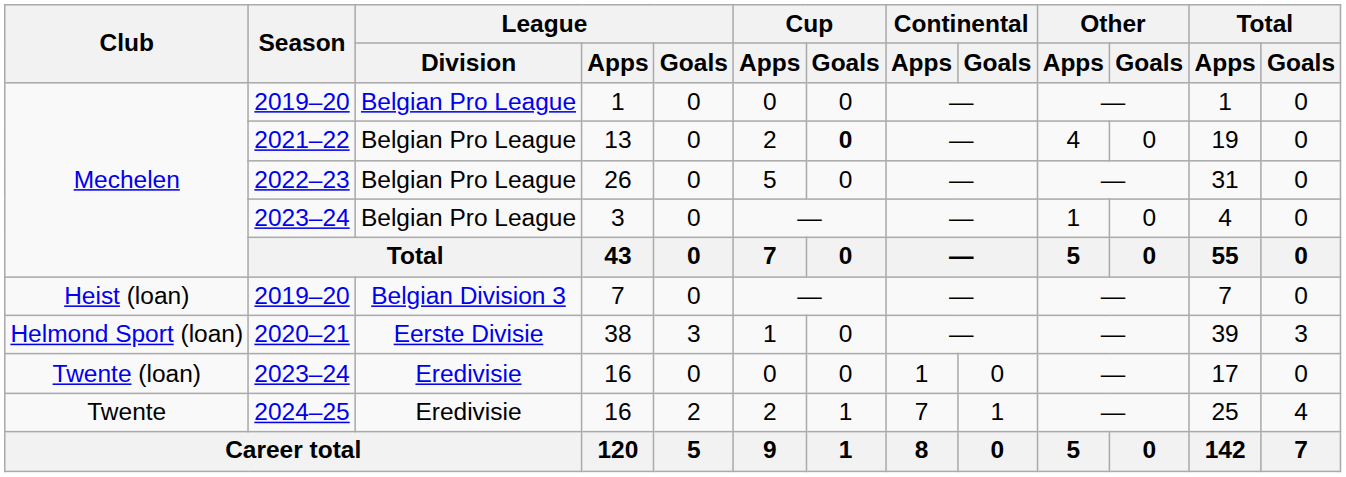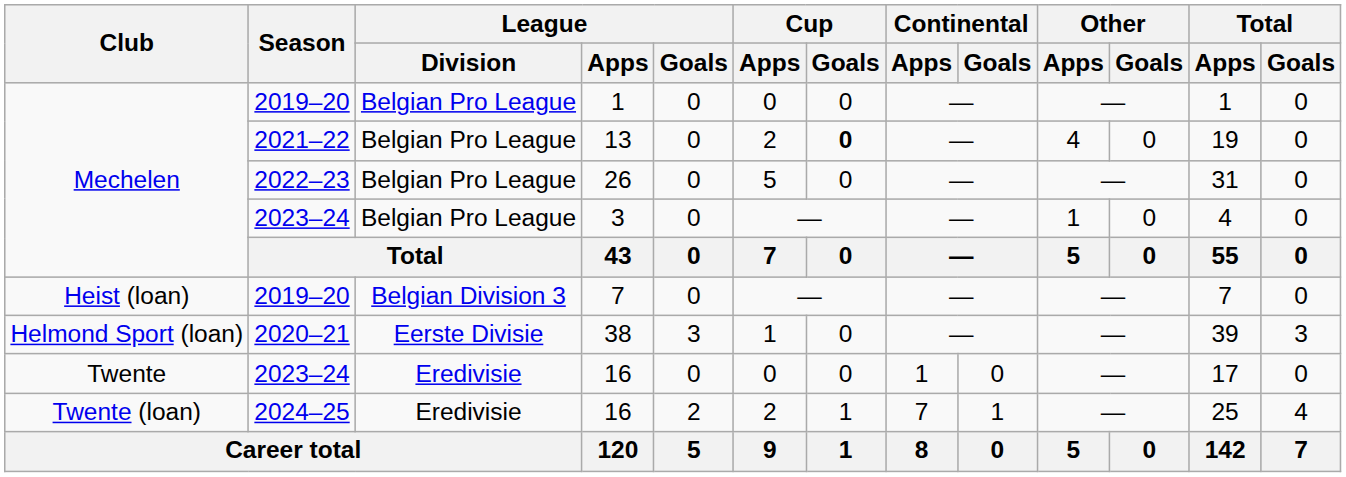(127, 373) Twente (loan) -> (127, 373) Twente
(127, 412) Twente -> (127, 412) Twente (loan)
